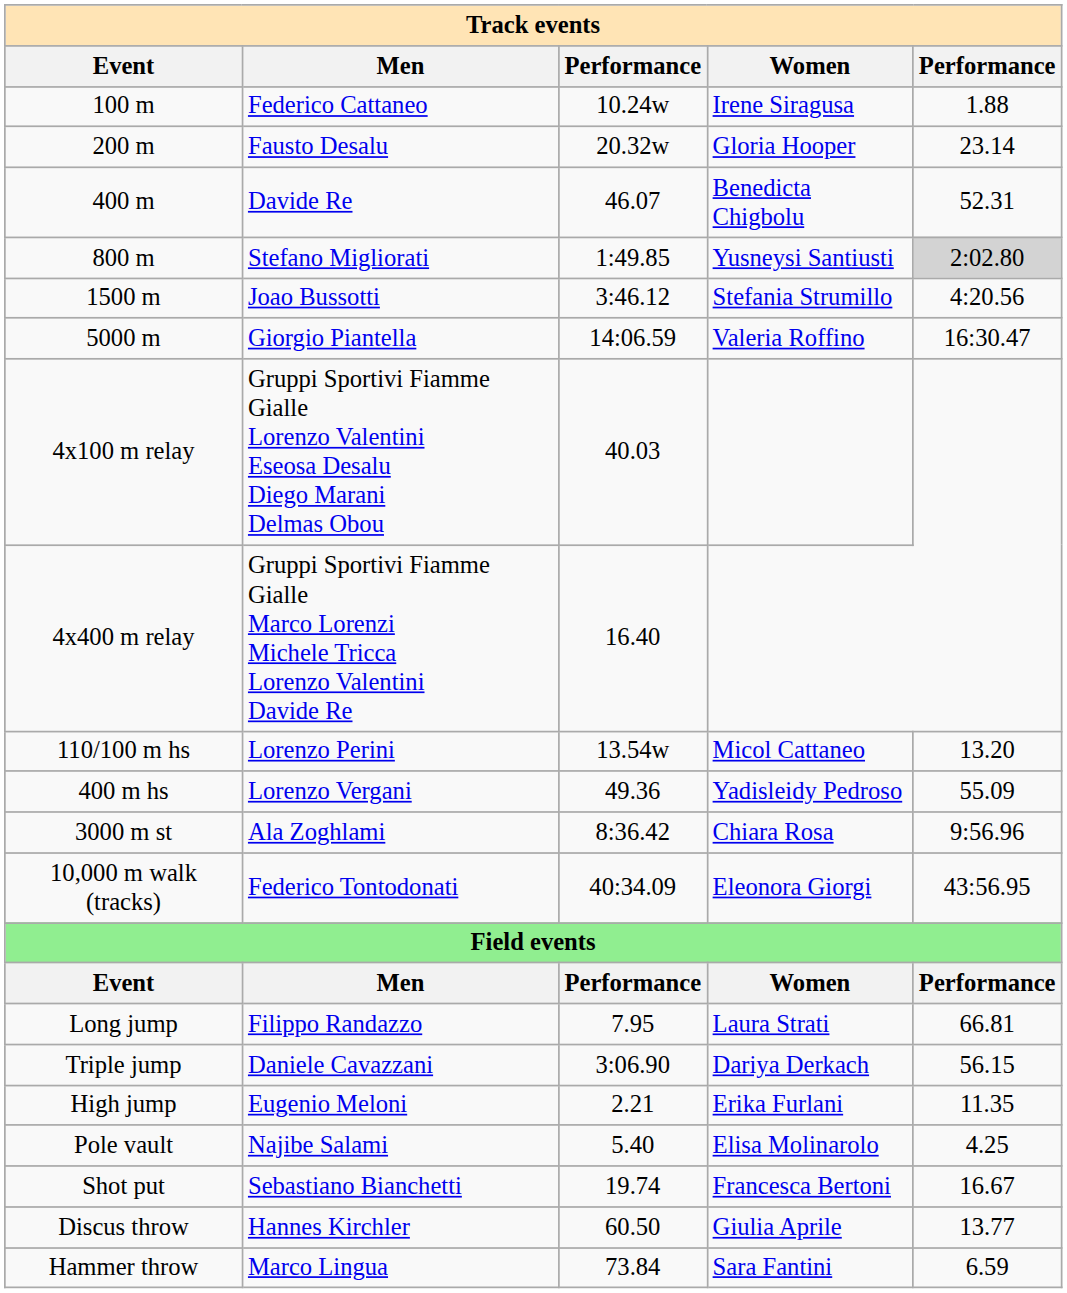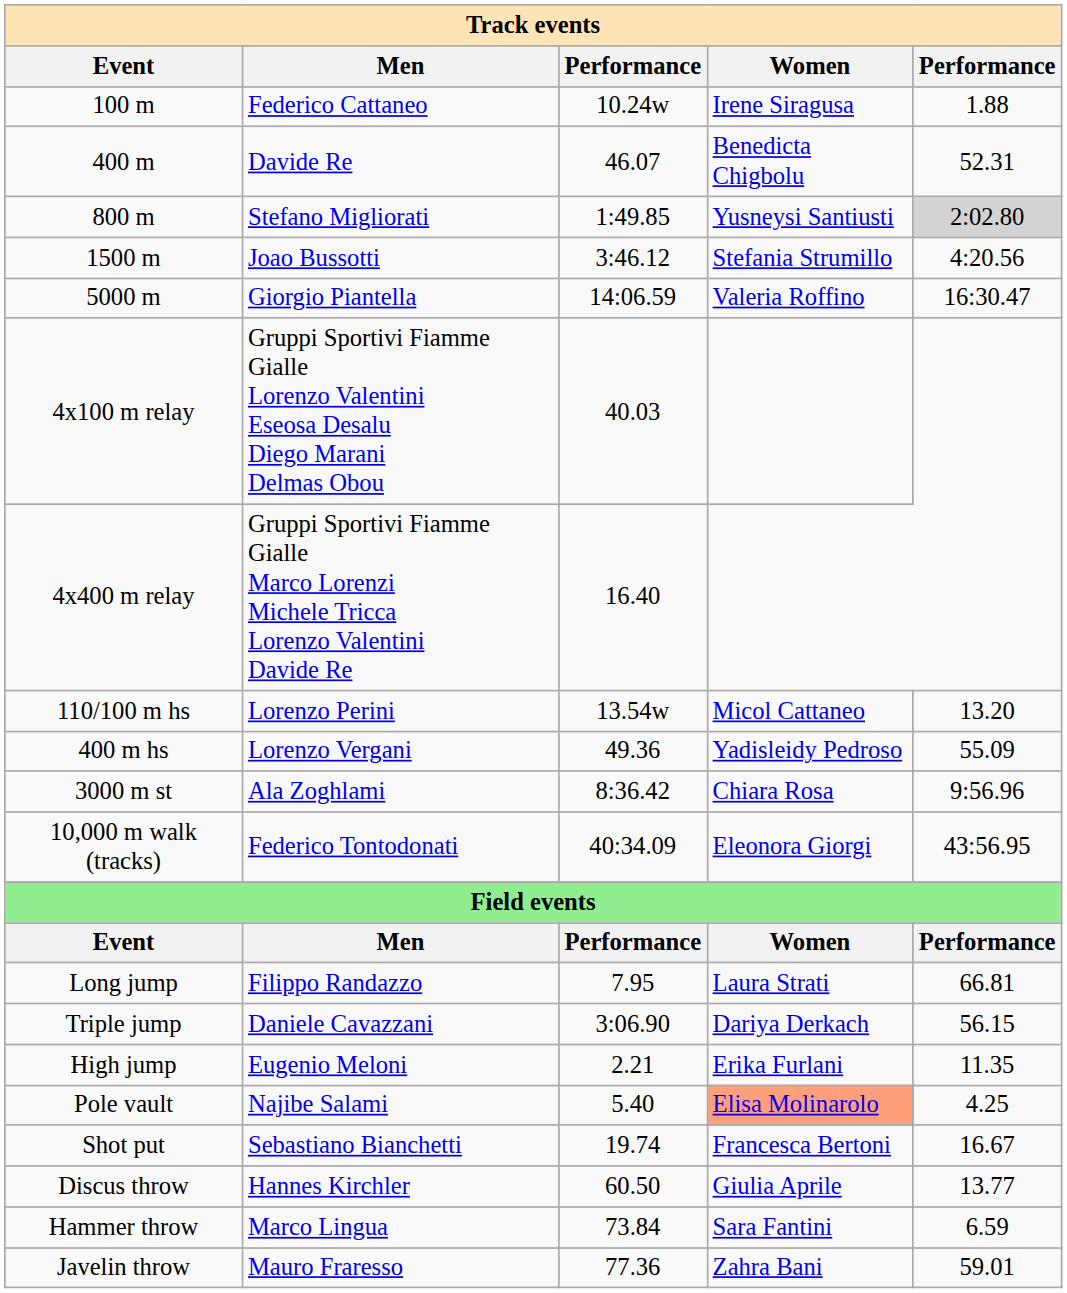- row: (123, 147)
(796, 1145) no background -> (796, 1105) lightsalmon background
+ row: (124, 1267)
